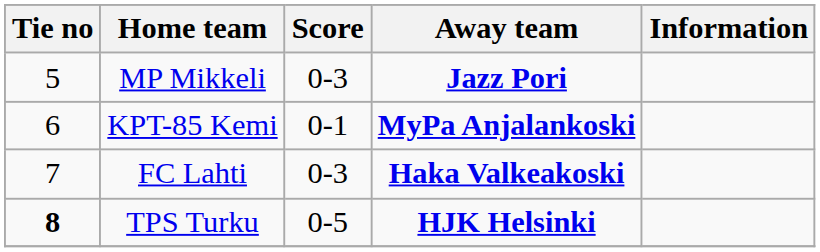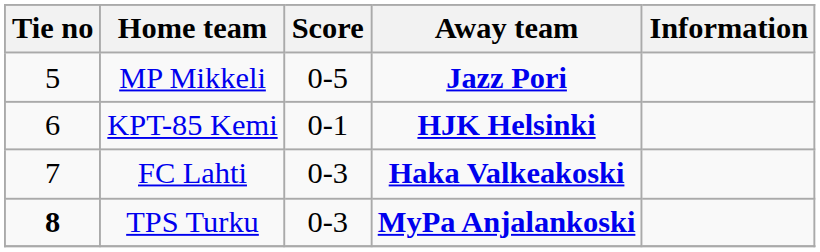(328, 76) 0-3 -> (328, 76) 0-5
(507, 125) MyPa Anjalankoski -> (507, 125) HJK Helsinki
(328, 221) 0-5 -> (328, 221) 0-3
(507, 221) HJK Helsinki -> (507, 221) MyPa Anjalankoski
